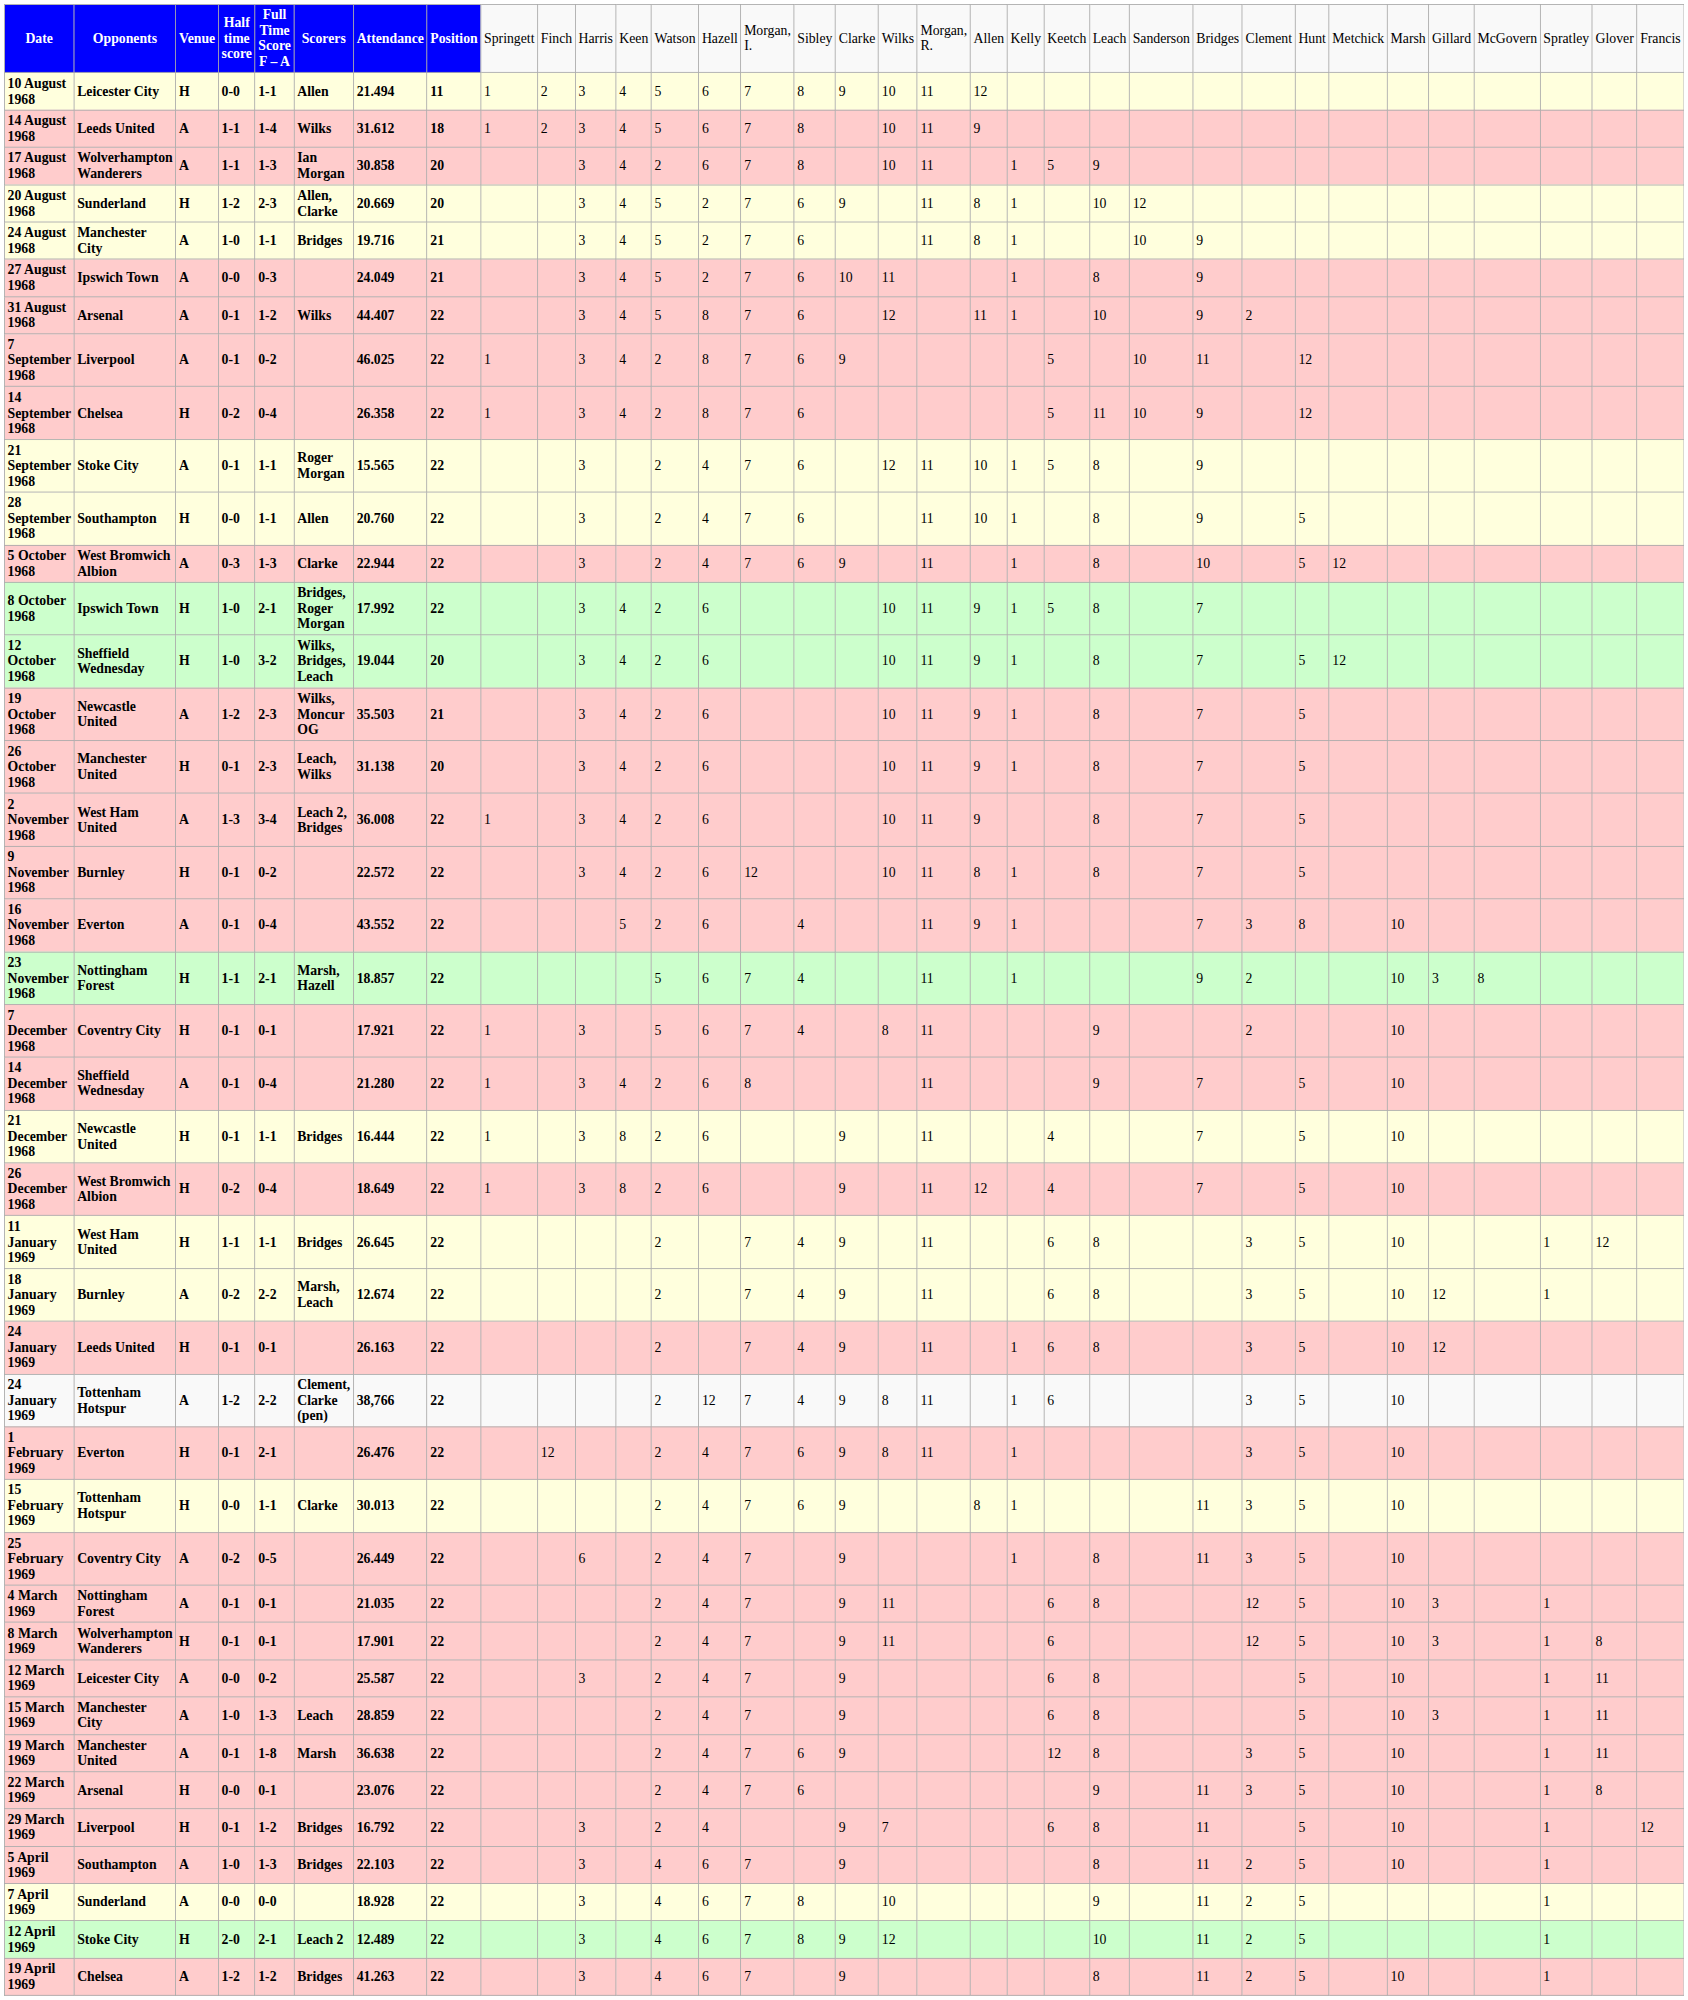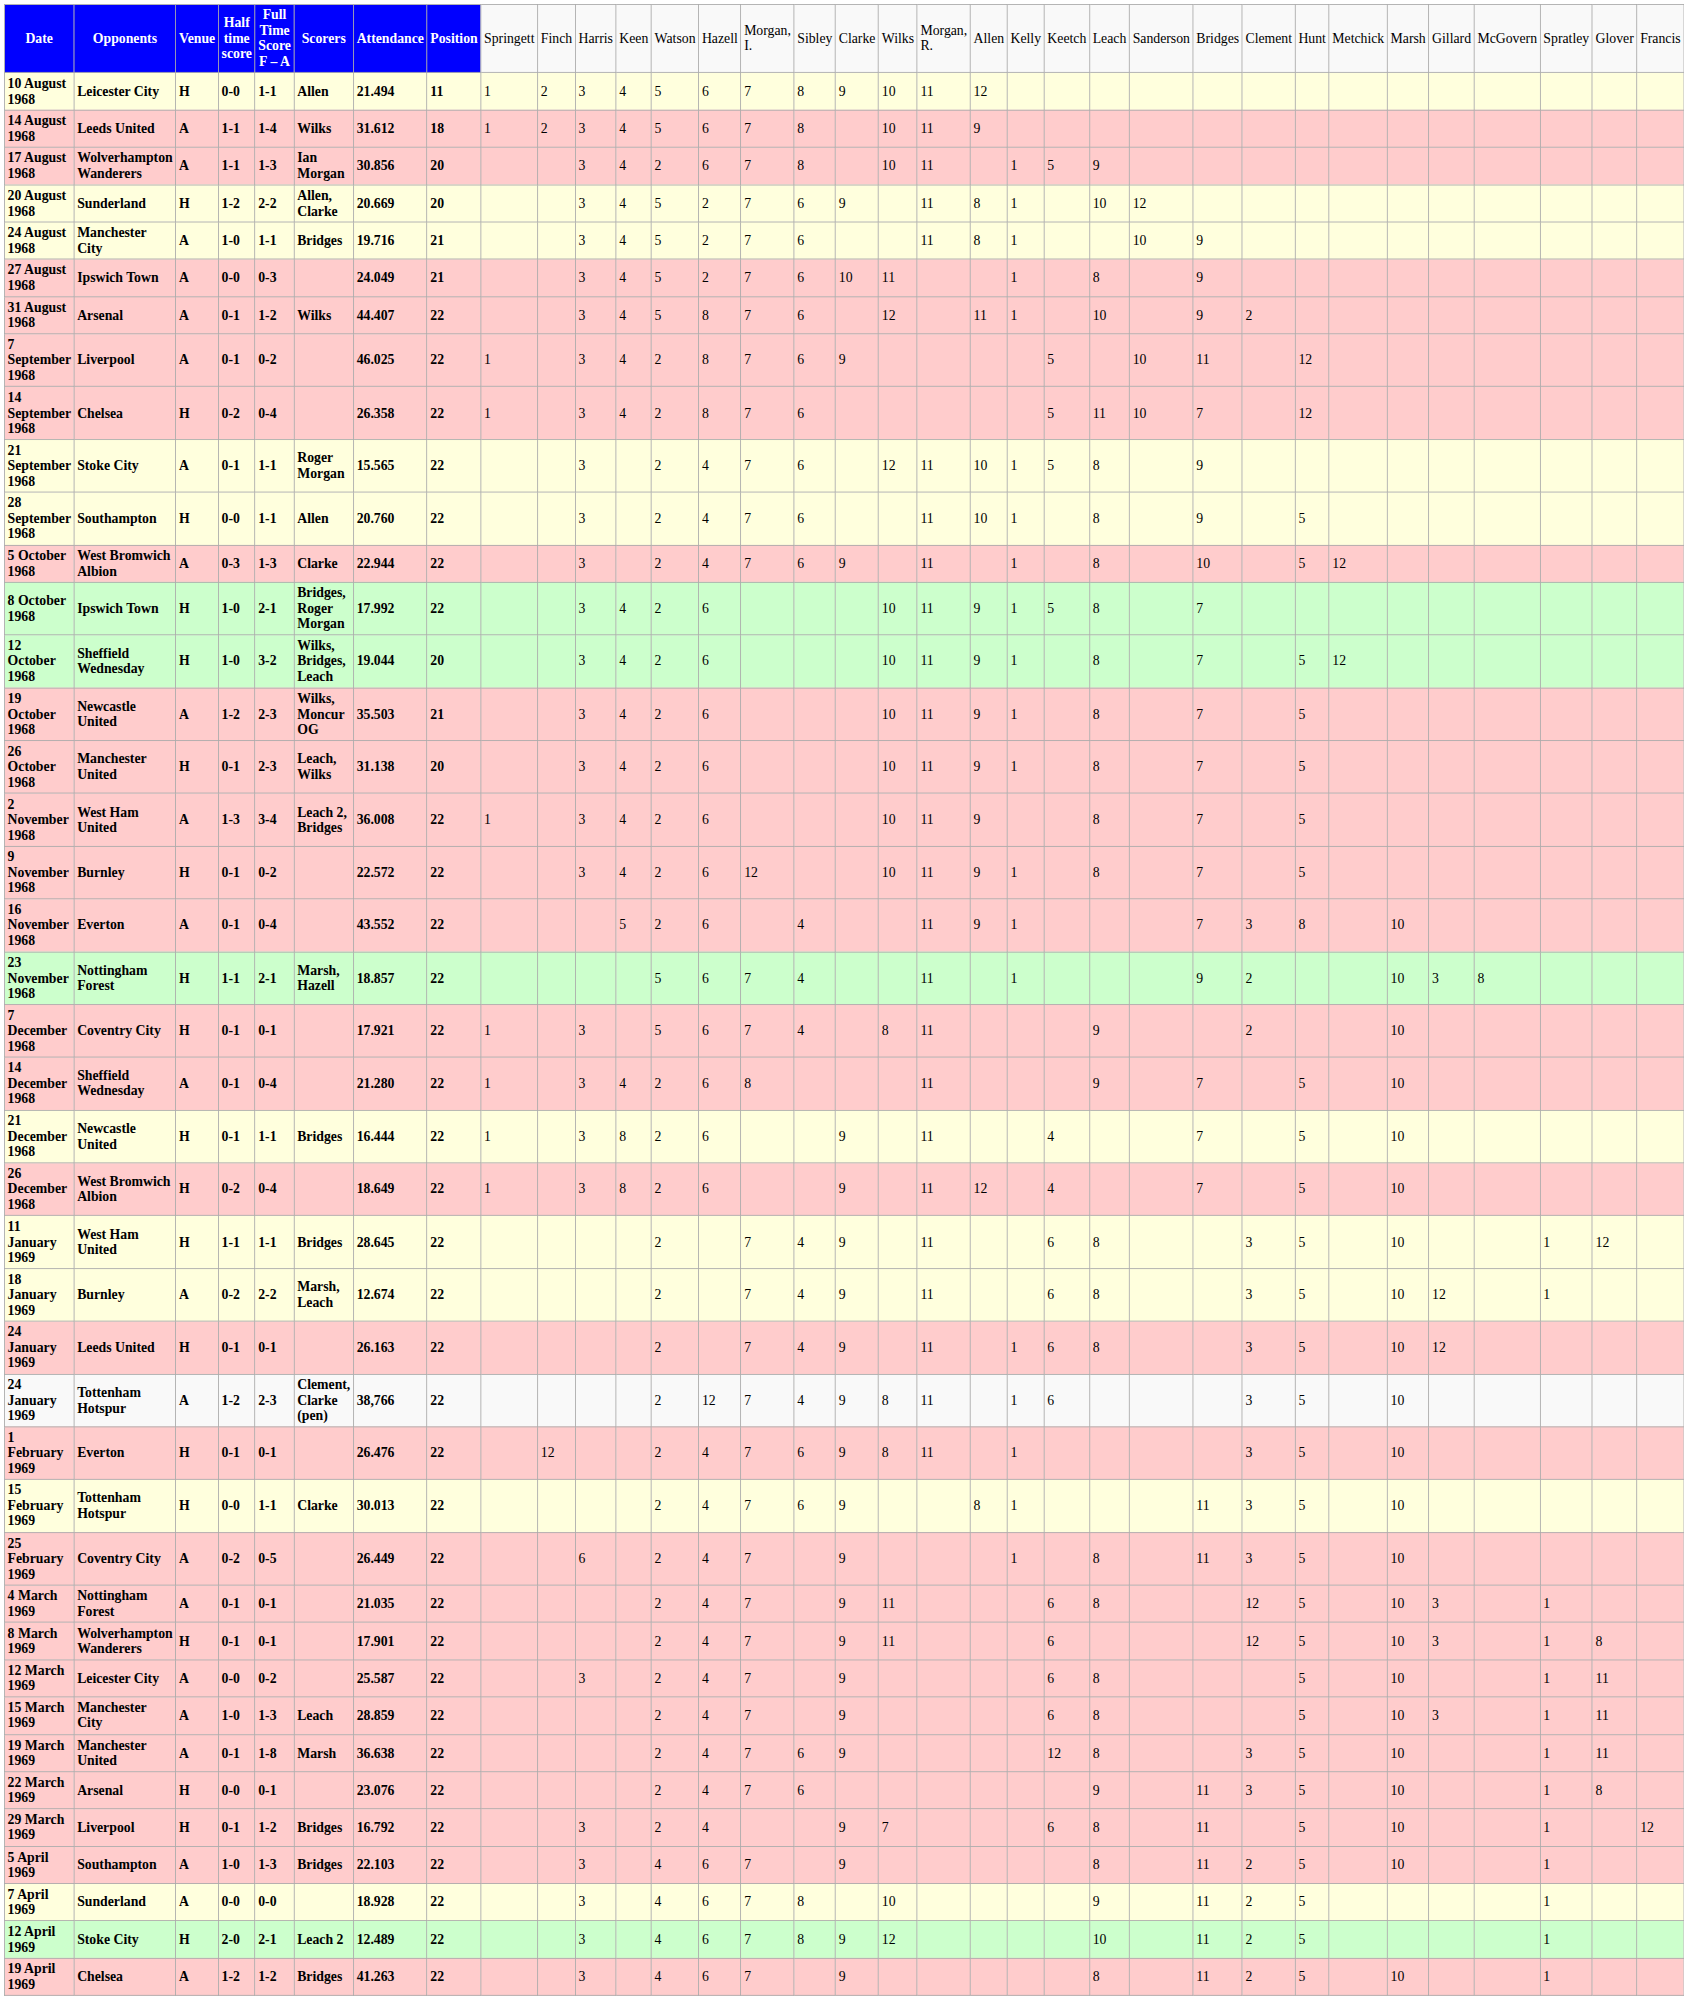(376, 166) 30.858 -> (376, 166) 30.856
(267, 203) 2-3 -> (267, 203) 2-2
(1200, 413) 9 -> (1200, 413) 7
(977, 872) 8 -> (977, 872) 9
(376, 1242) 26.645 -> (376, 1242) 28.645
(267, 1400) 2-2 -> (267, 1400) 2-3
(267, 1453) 2-1 -> (267, 1453) 0-1
